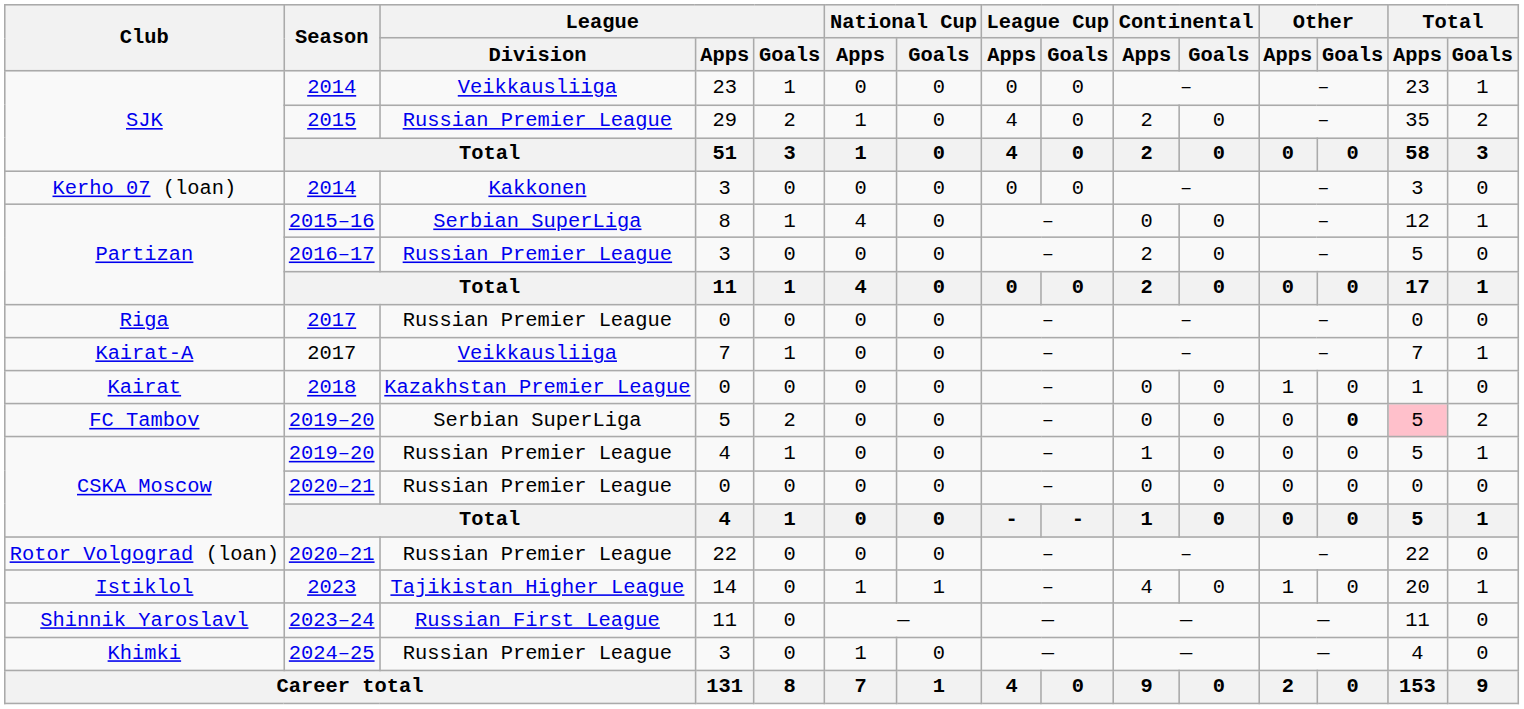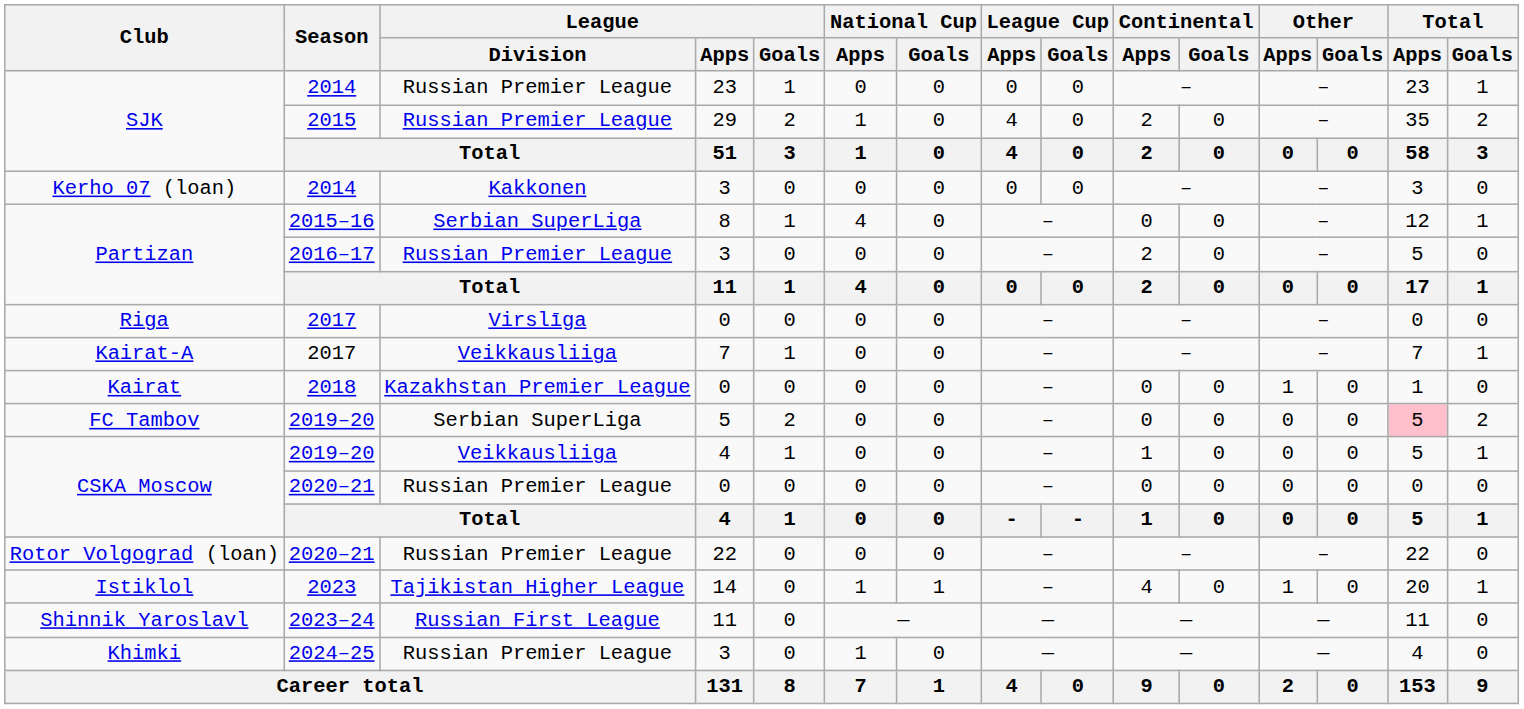(537, 88) Veikkausliiga -> (537, 88) Russian Premier League
(537, 321) Russian Premier League -> (537, 321) Virslīga
(1353, 421) bold -> (1353, 421) normal
(537, 454) Russian Premier League -> (537, 454) Veikkausliiga
